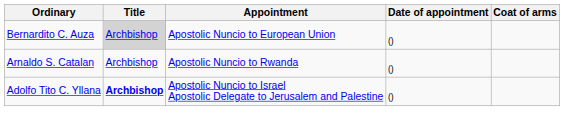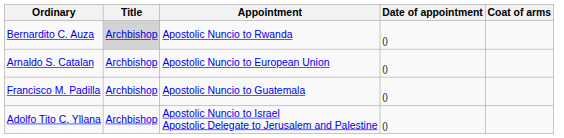(252, 35) Apostolic Nuncio to European Union -> (227, 35) Apostolic Nuncio to Rwanda
(233, 63) Apostolic Nuncio to Rwanda -> (246, 63) Apostolic Nuncio to European Union
+ row: (54, 91)
(134, 91) bold -> (132, 119) normal
